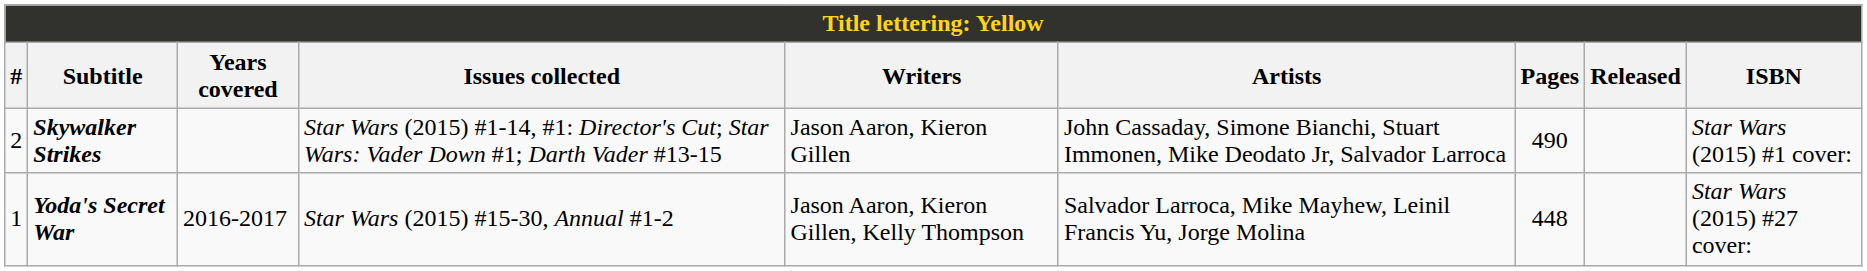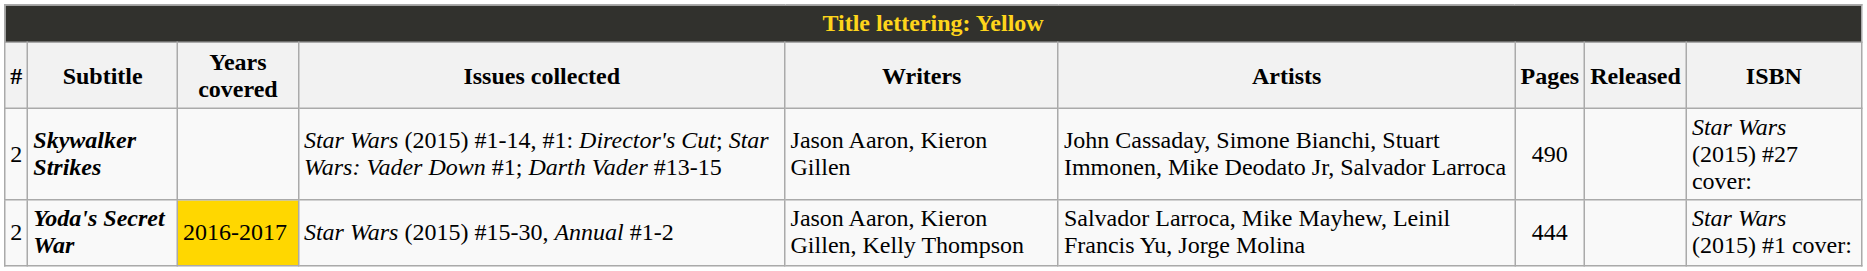(1772, 140) Star Wars (2015) #1 cover: -> (1745, 153) Star Wars (2015) #27 cover:
(16, 218) 1 -> (16, 232) 2
(235, 218) no background -> (235, 232) gold background
(1550, 218) 448 -> (1550, 232) 444
(1745, 218) Star Wars (2015) #27 cover: -> (1772, 232) Star Wars (2015) #1 cover:
